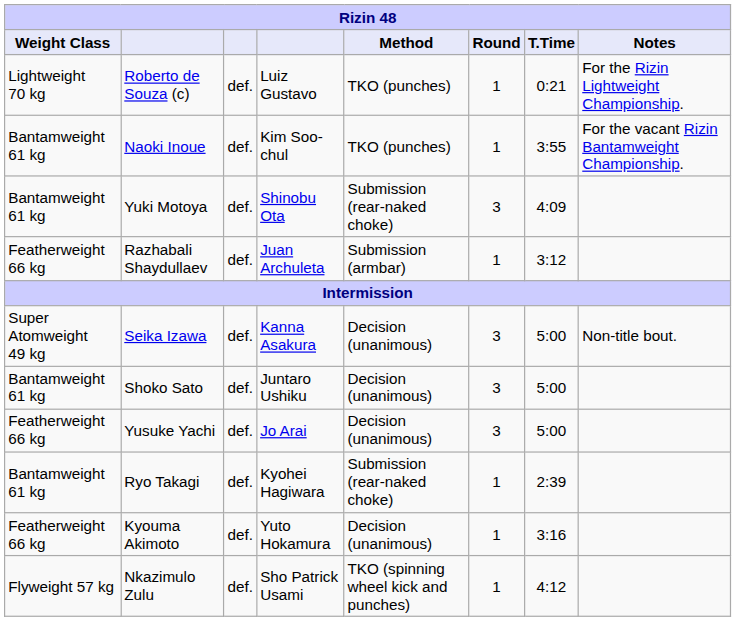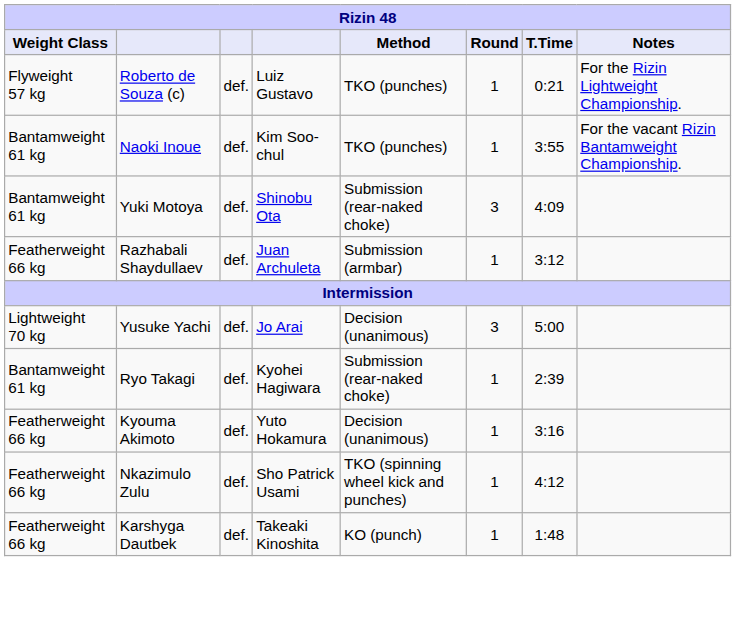(47, 85) Lightweight 70 kg -> (40, 85) Flyweight 57 kg
- row: (165, 335)
- row: (164, 387)
(56, 430) Featherweight 66 kg -> (47, 327) Lightweight 70 kg
(61, 586) Flyweight 57 kg -> (56, 482) Featherweight 66 kg
+ row: (152, 534)
